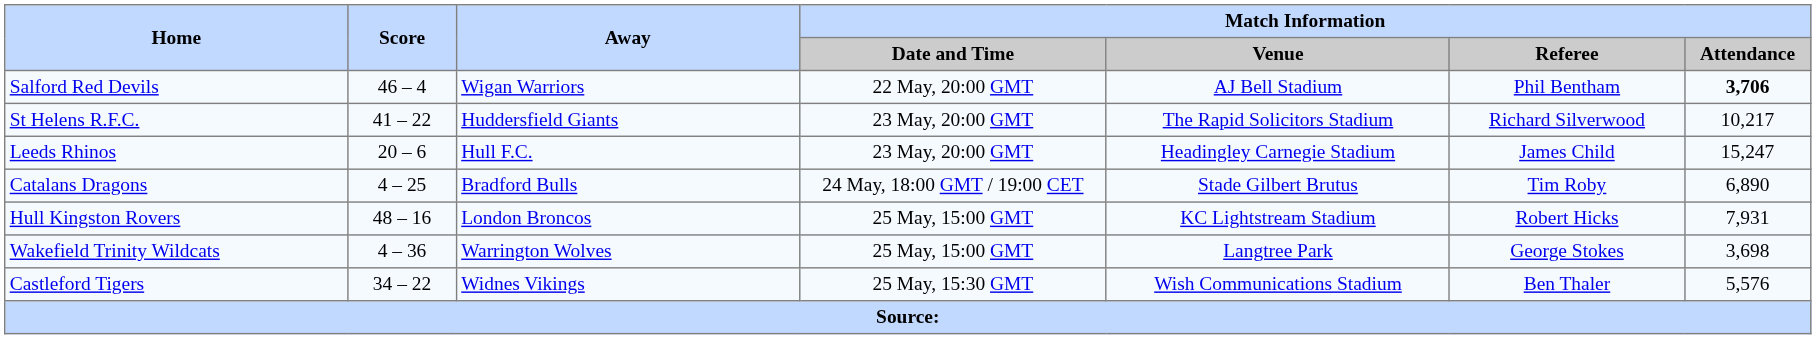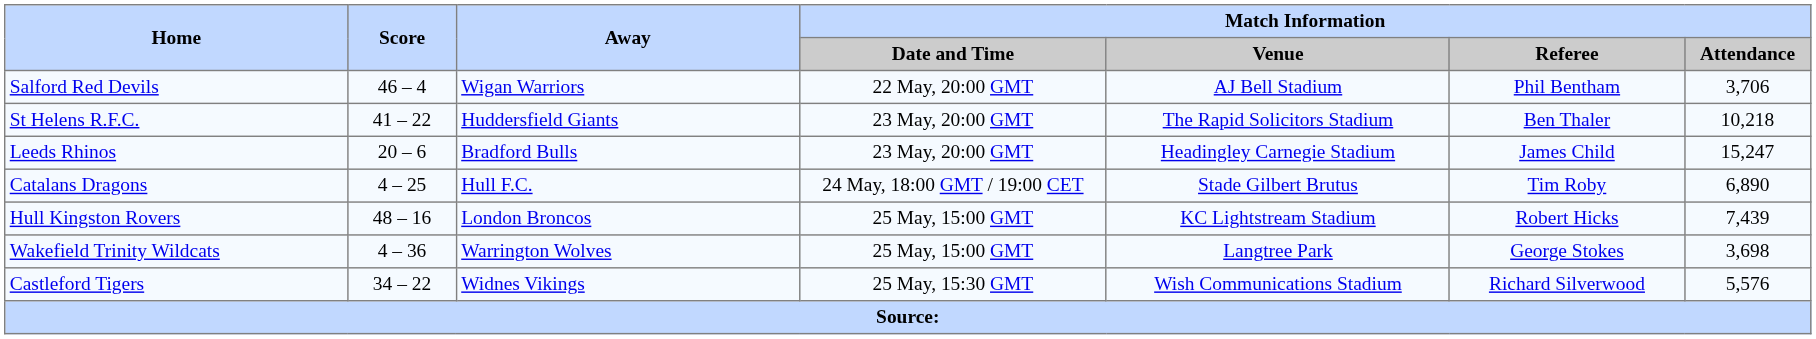(1748, 86) bold -> (1748, 86) normal
(1567, 119) Richard Silverwood -> (1567, 119) Ben Thaler
(1748, 119) 10,217 -> (1748, 119) 10,218
(497, 152) Hull F.C. -> (519, 152) Bradford Bulls
(519, 185) Bradford Bulls -> (497, 185) Hull F.C.
(1748, 218) 7,931 -> (1748, 218) 7,439
(1567, 284) Ben Thaler -> (1567, 284) Richard Silverwood
